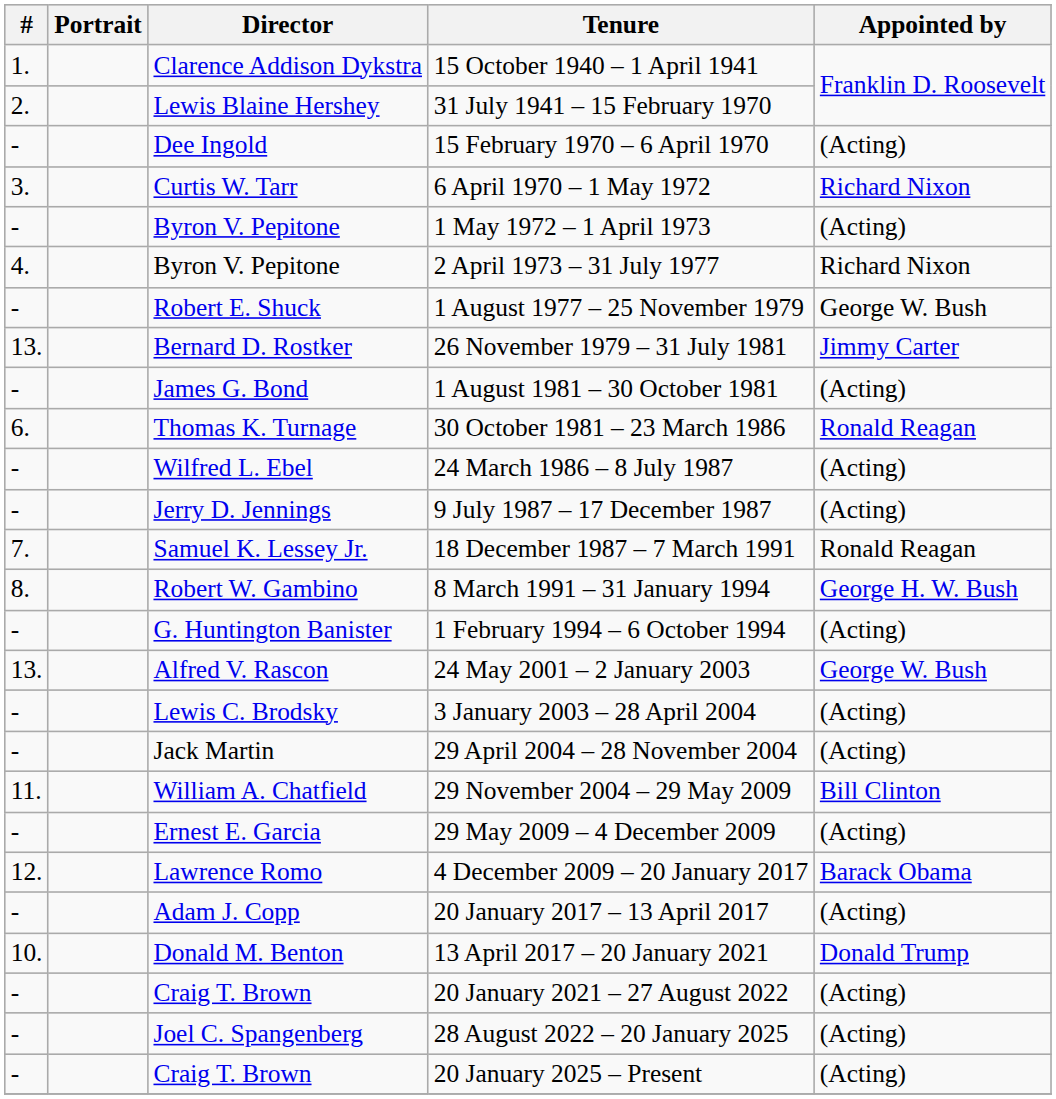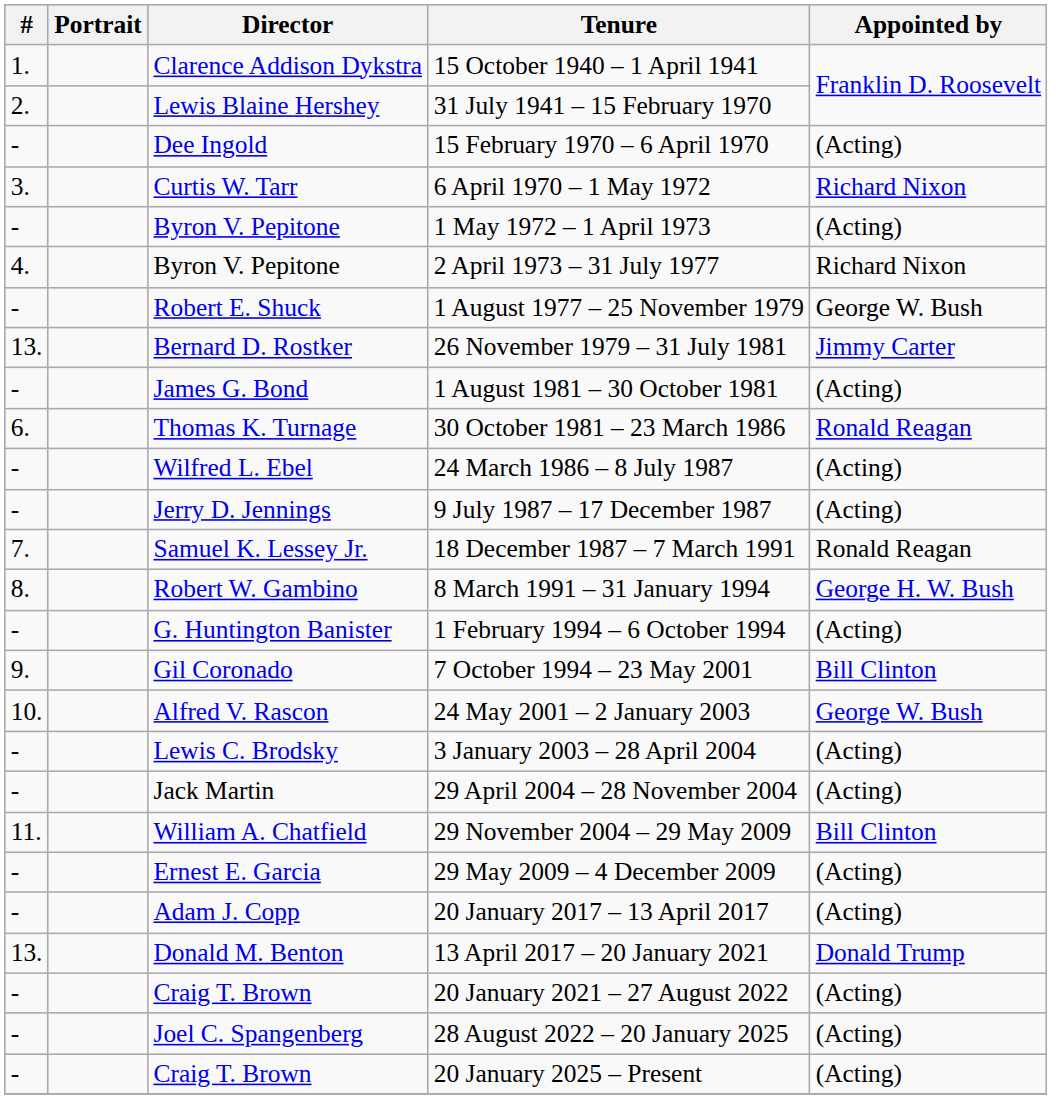+ row: (593, 670)
(27, 670) 13. -> (27, 710) 10.
- row: (621, 871)
(27, 952) 10. -> (27, 952) 13.
